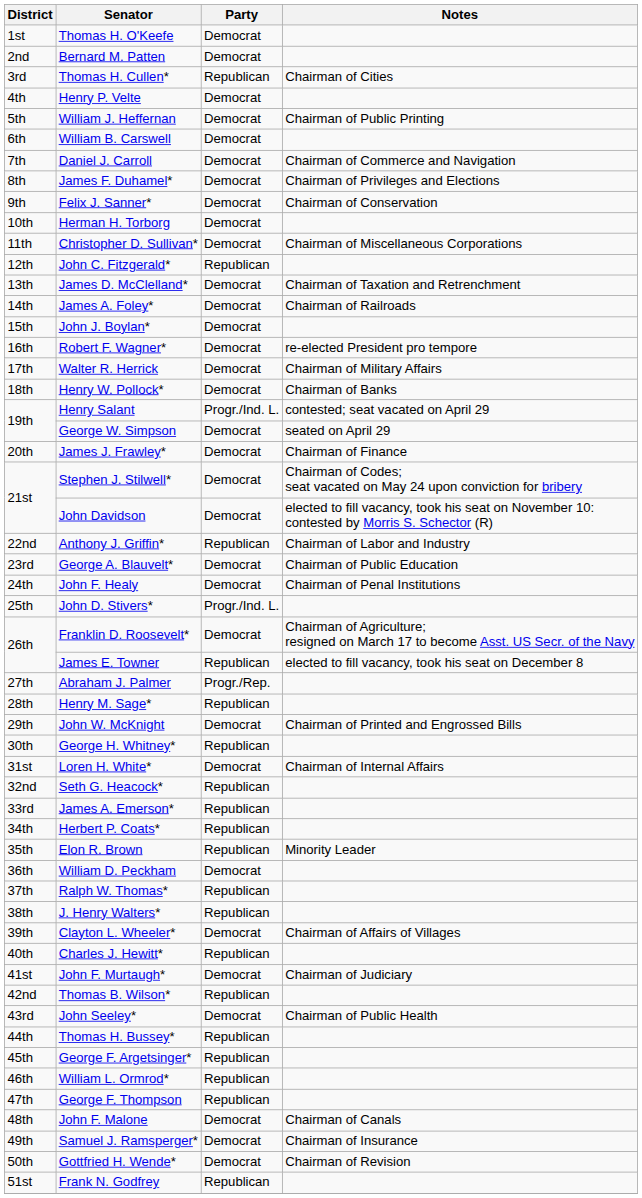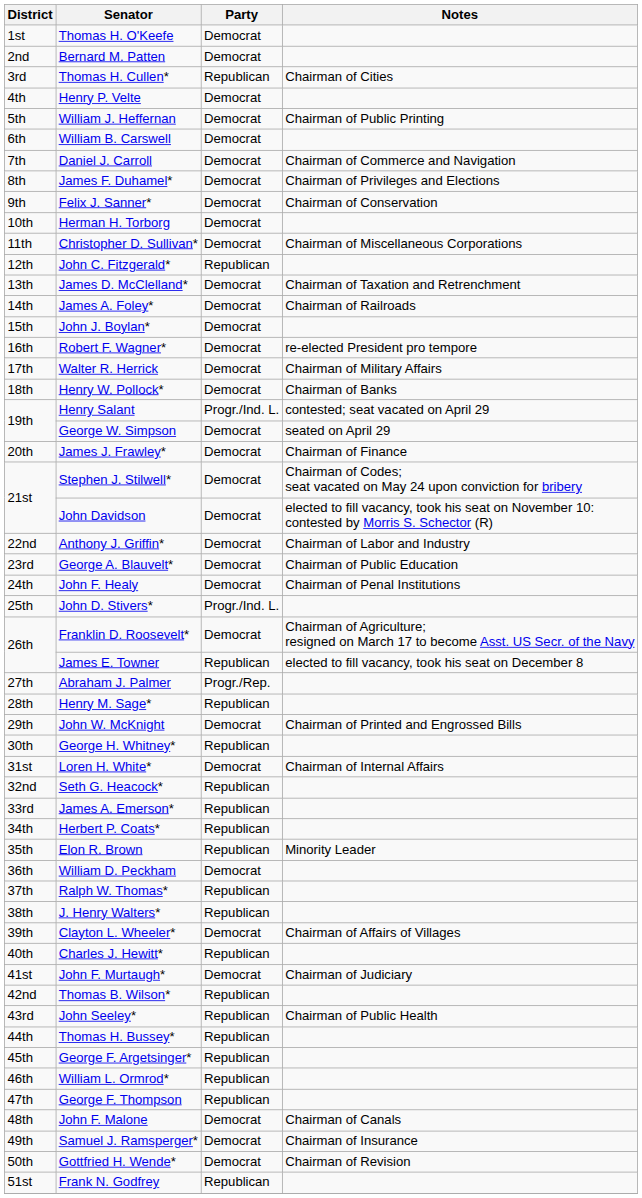(237, 543) Republican -> (232, 543) Democrat
(232, 1016) Democrat -> (237, 1016) Republican
